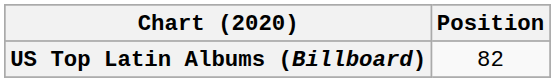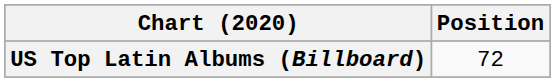(491, 60) 82 -> (491, 60) 72
